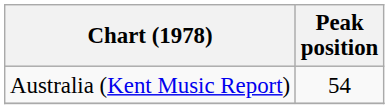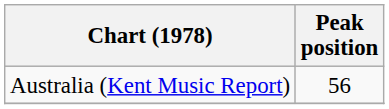(340, 84) 54 -> (340, 84) 56
